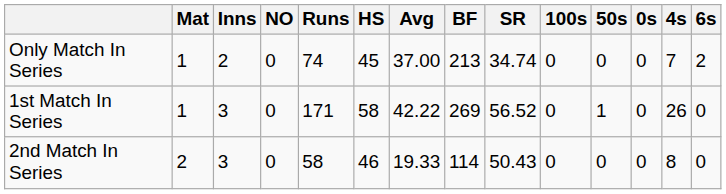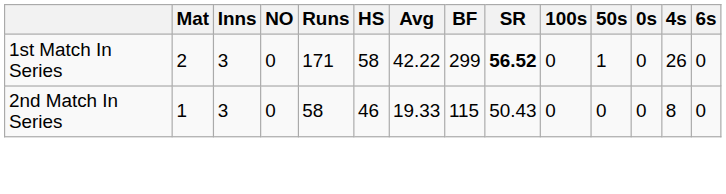- row: (67, 60)
(182, 111) 1 -> (182, 60) 2
(465, 111) 269 -> (465, 60) 299
(513, 111) normal -> (513, 60) bold
(182, 162) 2 -> (182, 111) 1
(464, 162) 114 -> (464, 111) 115
